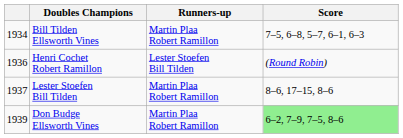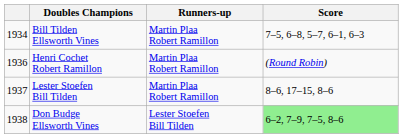(179, 63) Lester Stoefen Bill Tilden -> (184, 63) Martin Plaa Robert Ramillon
(17, 119) 1939 -> (17, 119) 1938
(184, 119) Martin Plaa Robert Ramillon -> (179, 119) Lester Stoefen Bill Tilden
